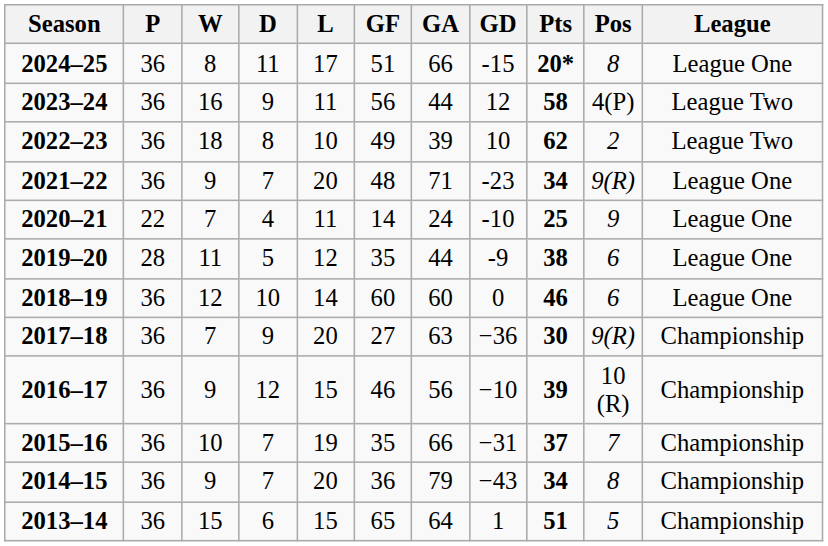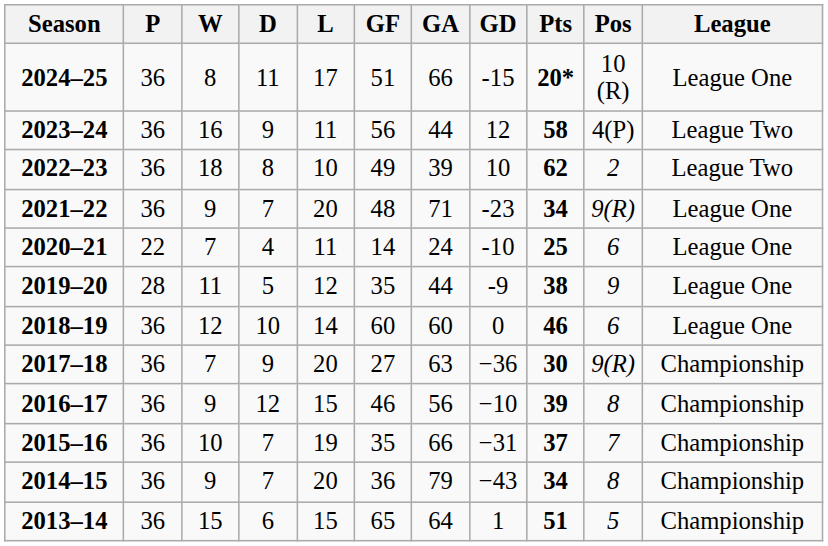(613, 63) 8 -> (613, 76) 10 (R)
(613, 219) 9 -> (613, 247) 6
(613, 258) 6 -> (613, 286) 9
(613, 389) 10 (R) -> (613, 403) 8
